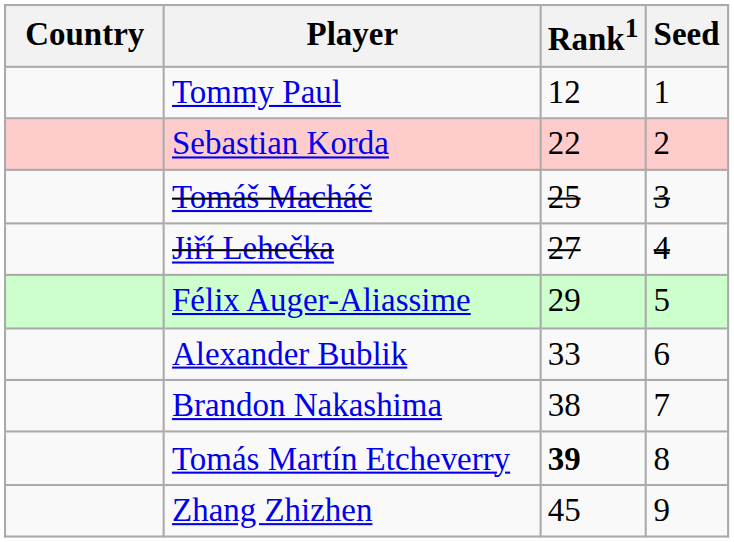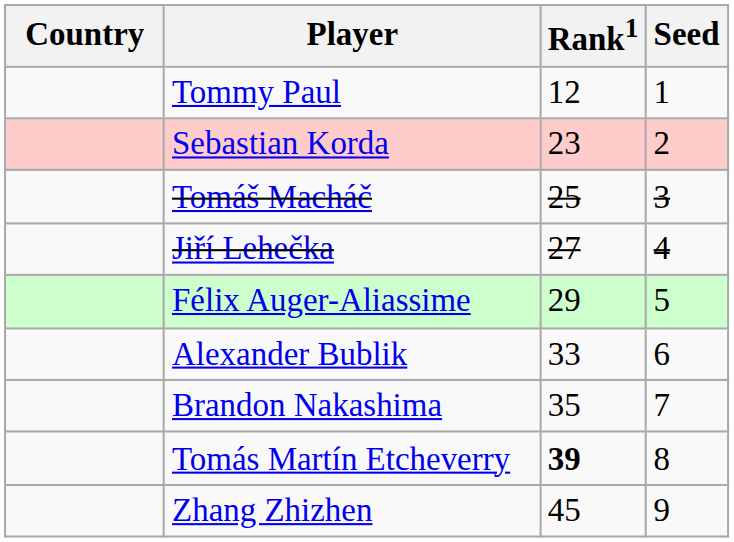(564, 144) 22 -> (564, 144) 23
(564, 405) 38 -> (564, 405) 35
